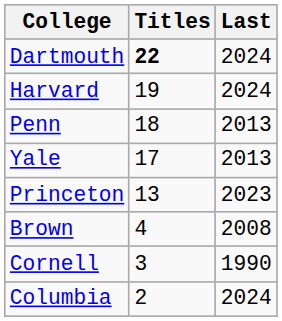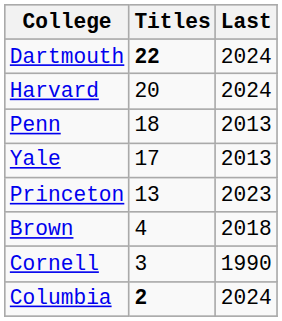(147, 91) 19 -> (147, 91) 20
(246, 229) 2008 -> (246, 229) 2018
(141, 298) normal -> (141, 298) bold
